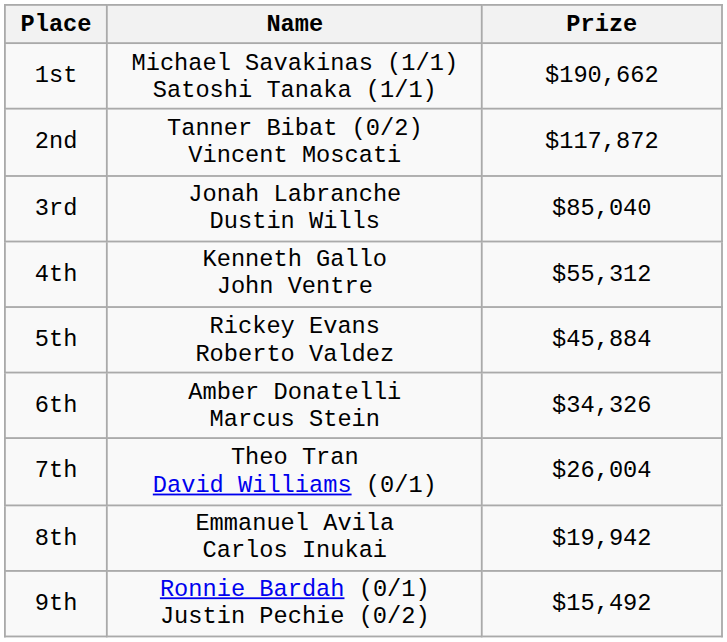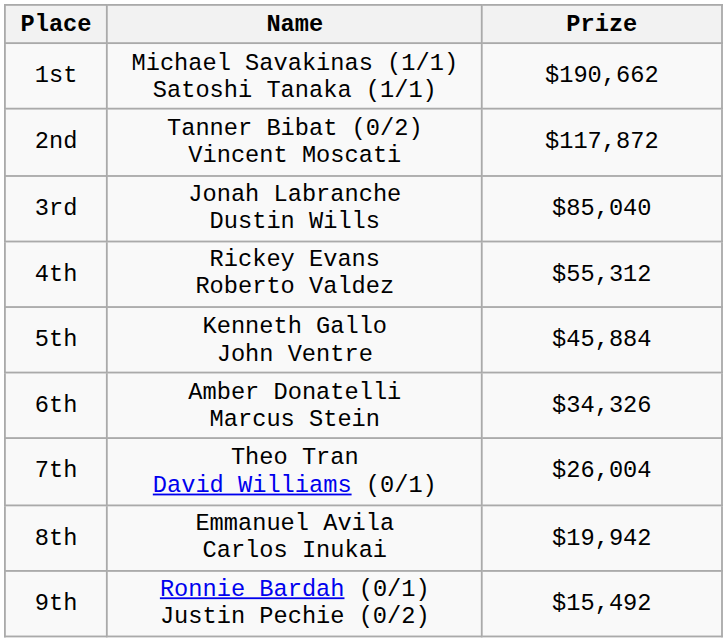(295, 274) Kenneth Gallo John Ventre -> (295, 274) Rickey Evans Roberto Valdez
(295, 340) Rickey Evans Roberto Valdez -> (295, 340) Kenneth Gallo John Ventre
